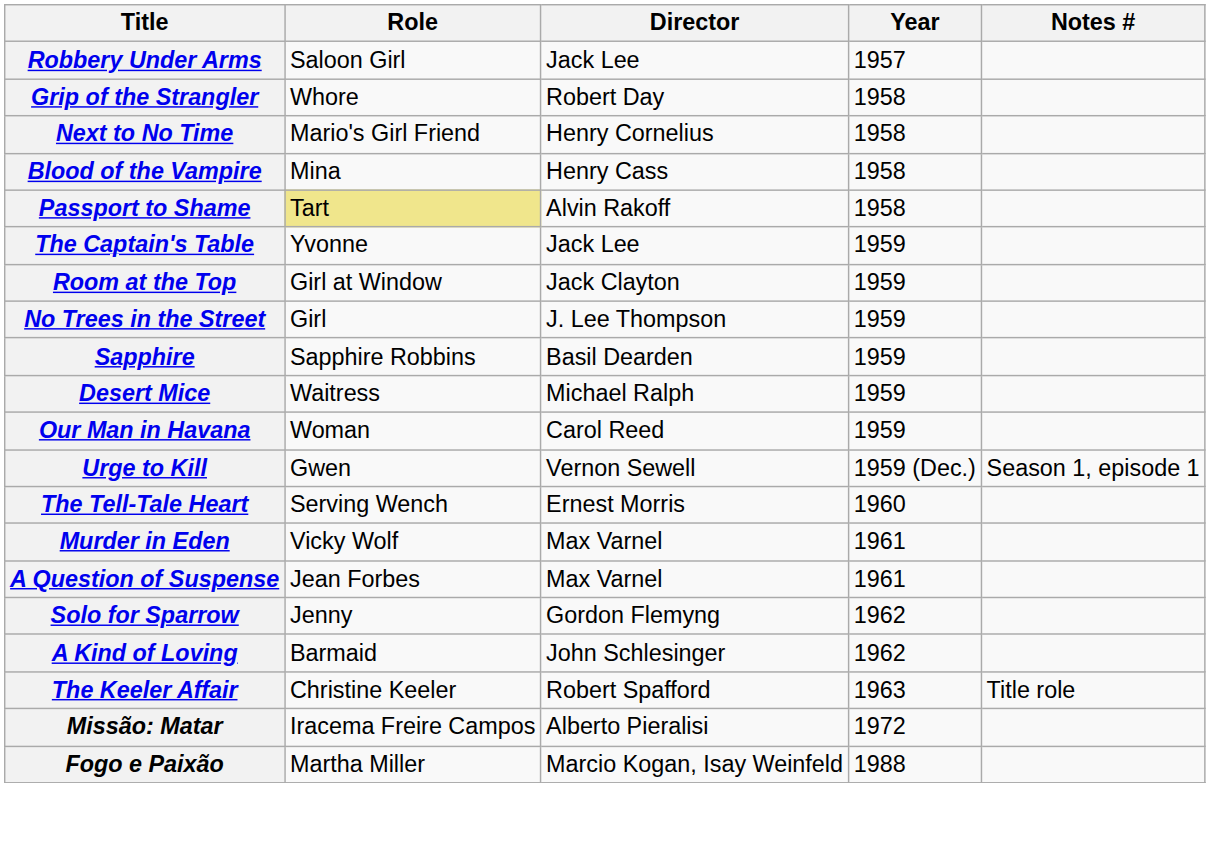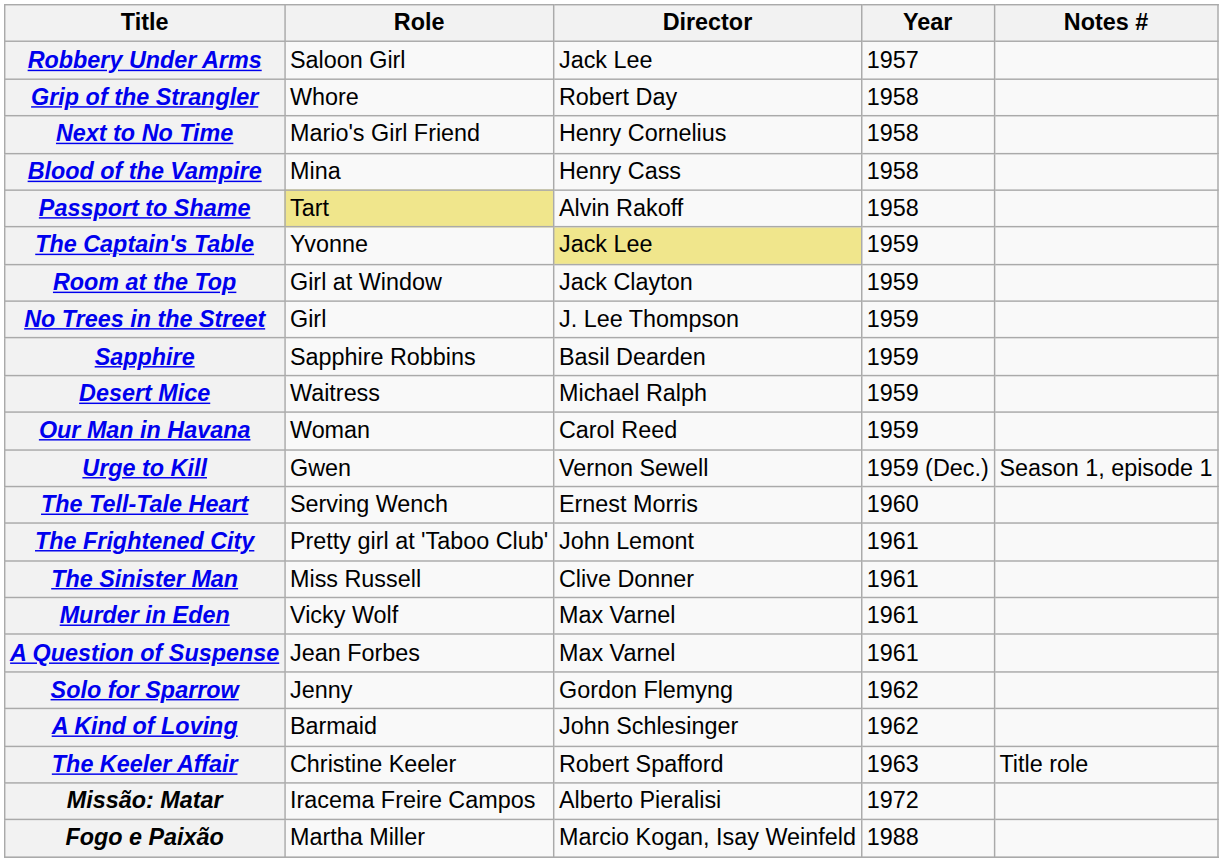(593, 245) no background -> (606, 245) khaki background
+ row: (145, 541)
+ row: (145, 578)
